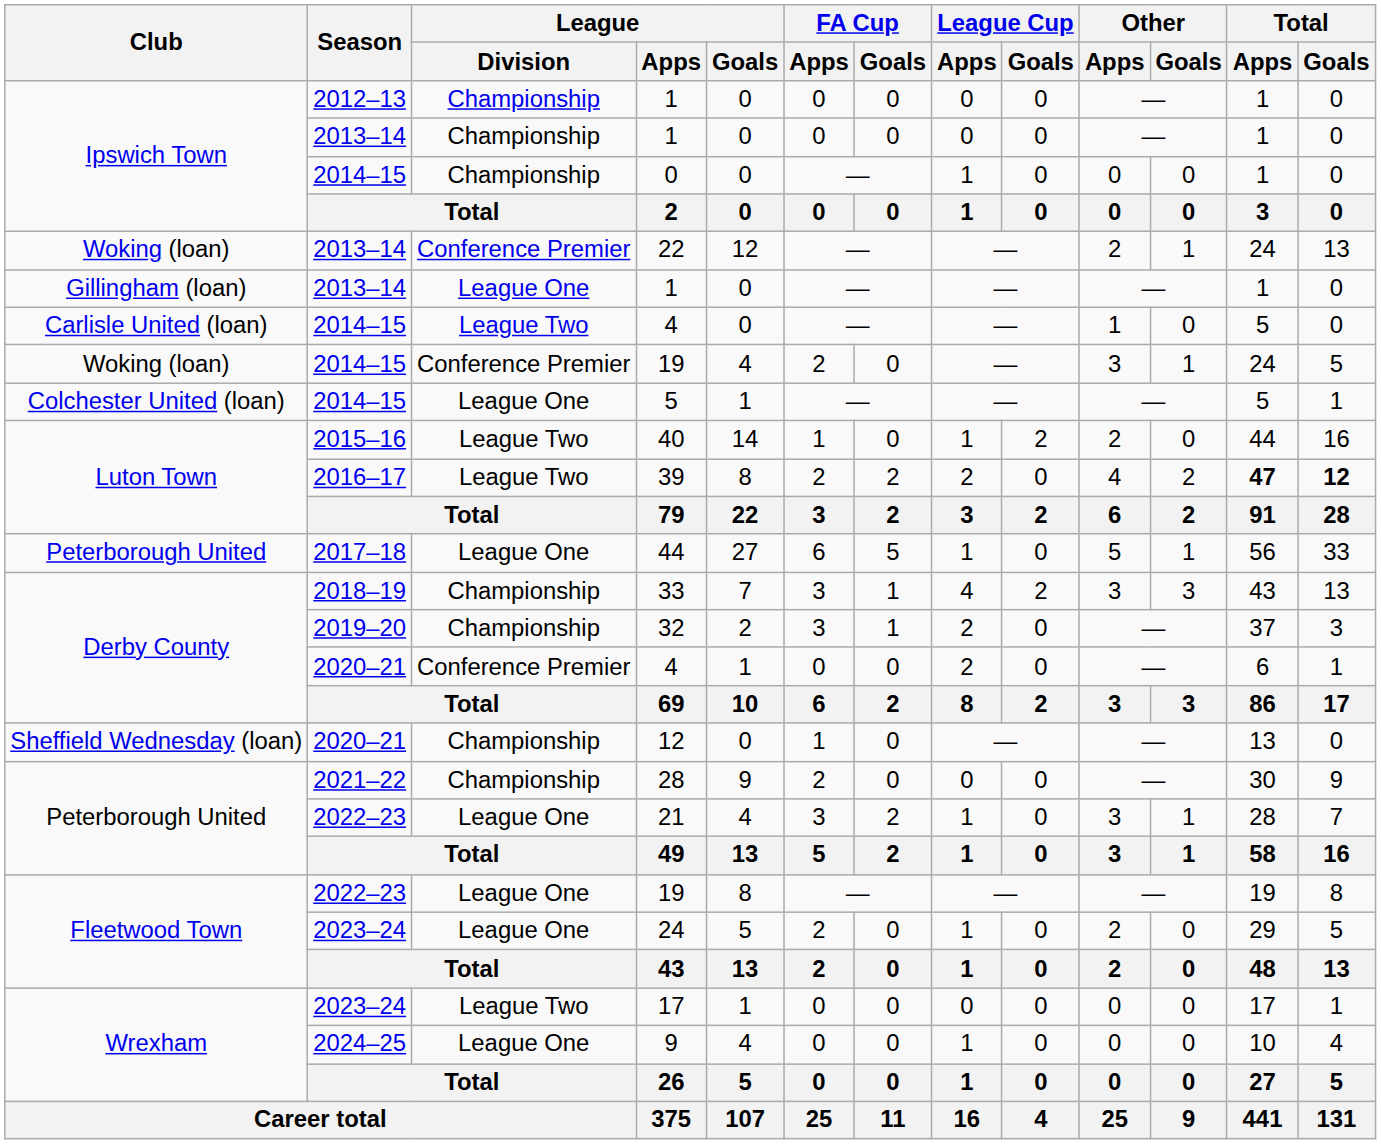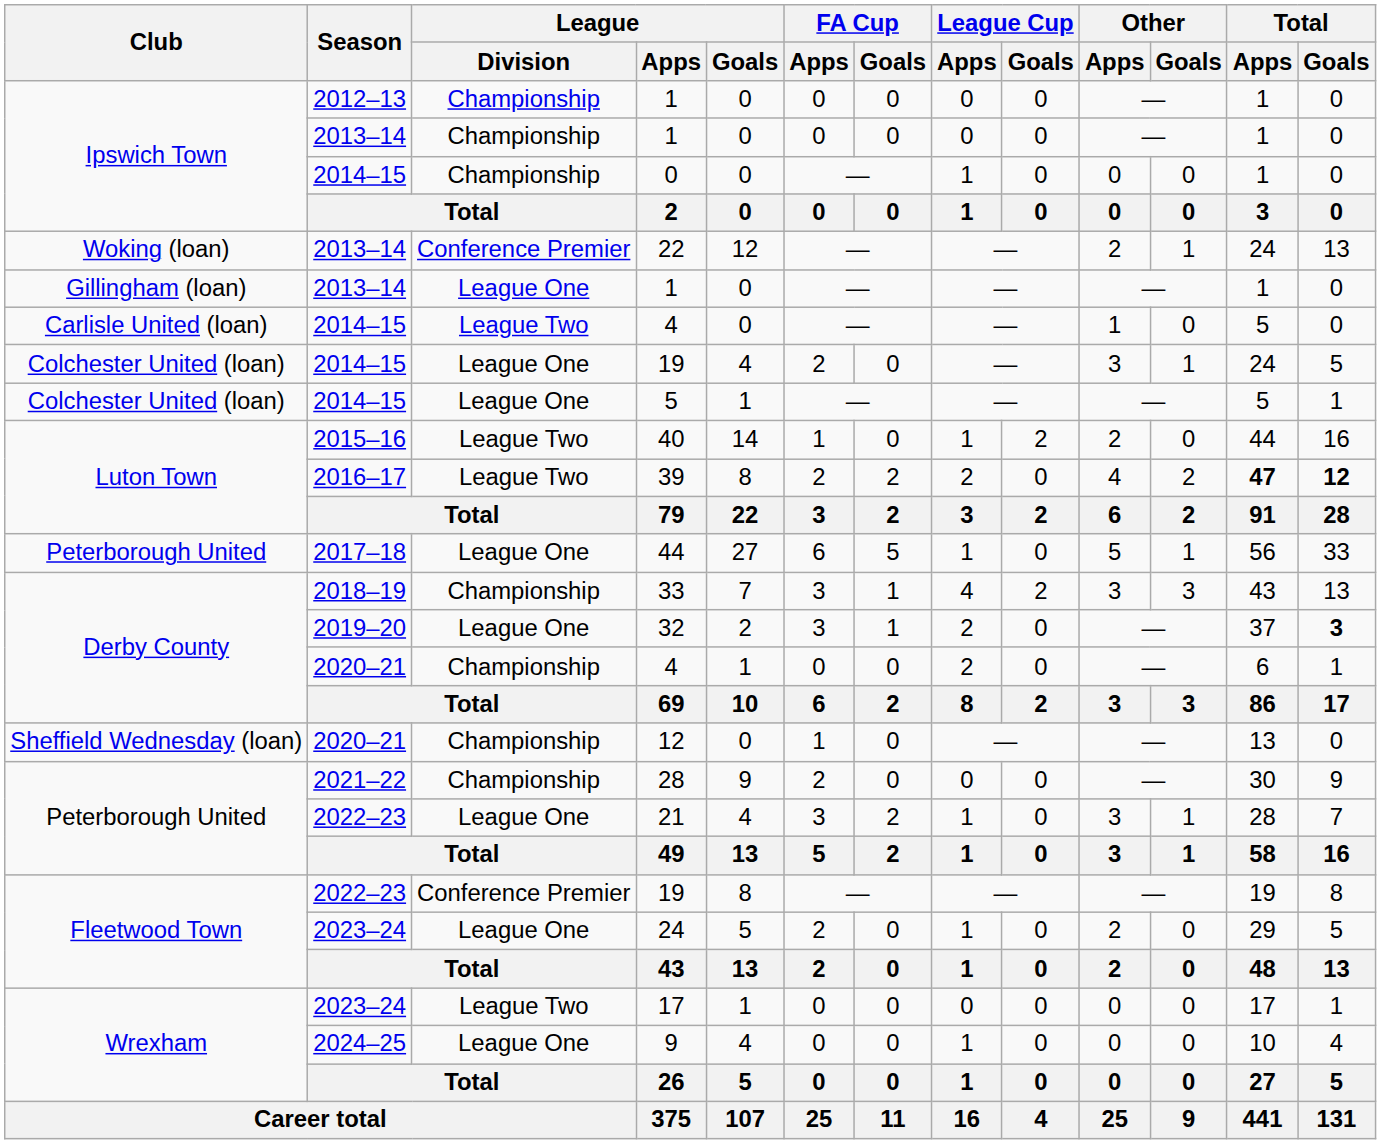(156, 363) Woking (loan) -> (156, 363) Colchester United (loan)
(524, 363) Conference Premier -> (524, 363) League One
(524, 628) Championship -> (524, 628) League One
(1336, 628) normal -> (1336, 628) bold
(524, 666) Conference Premier -> (524, 666) Championship
(524, 893) League One -> (524, 893) Conference Premier
